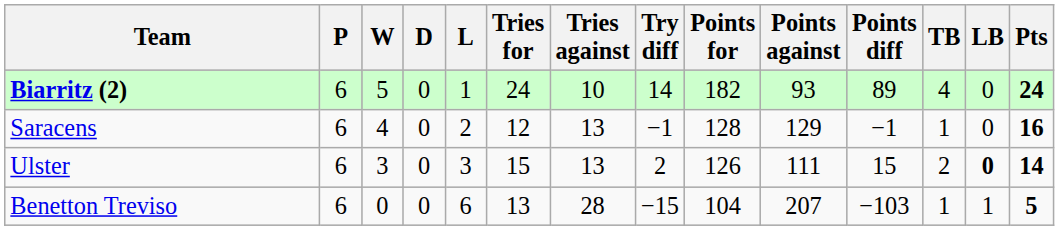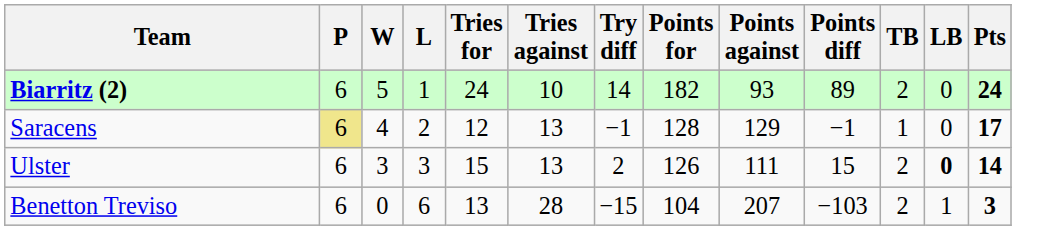- column: (424, 37)
(944, 89) 4 -> (903, 89) 2
(341, 128) no background -> (341, 128) khaki background
(1031, 128) 16 -> (990, 128) 17
(944, 205) 1 -> (903, 205) 2
(1031, 205) 5 -> (990, 205) 3
